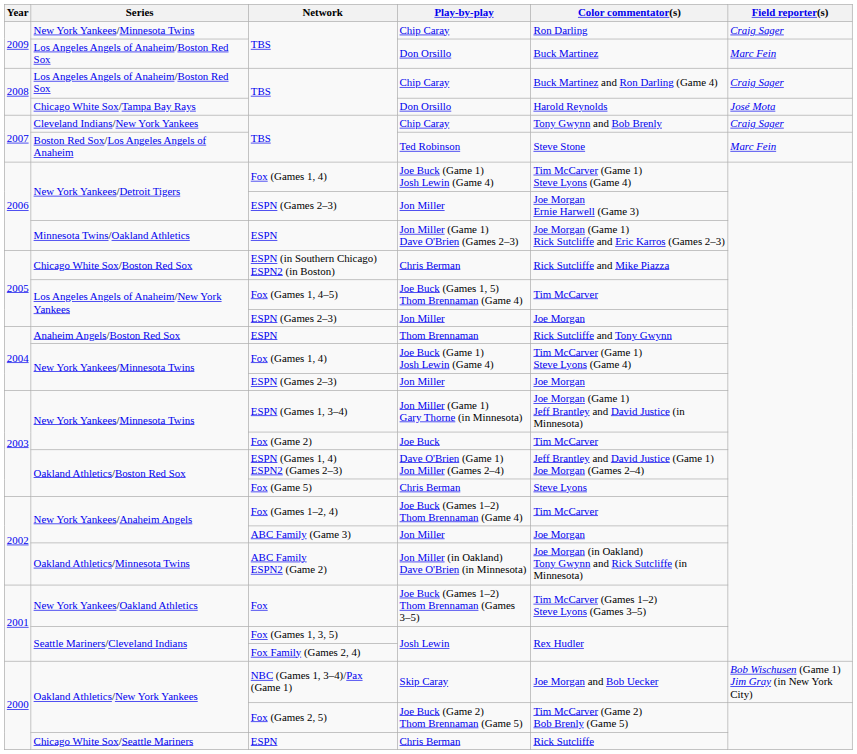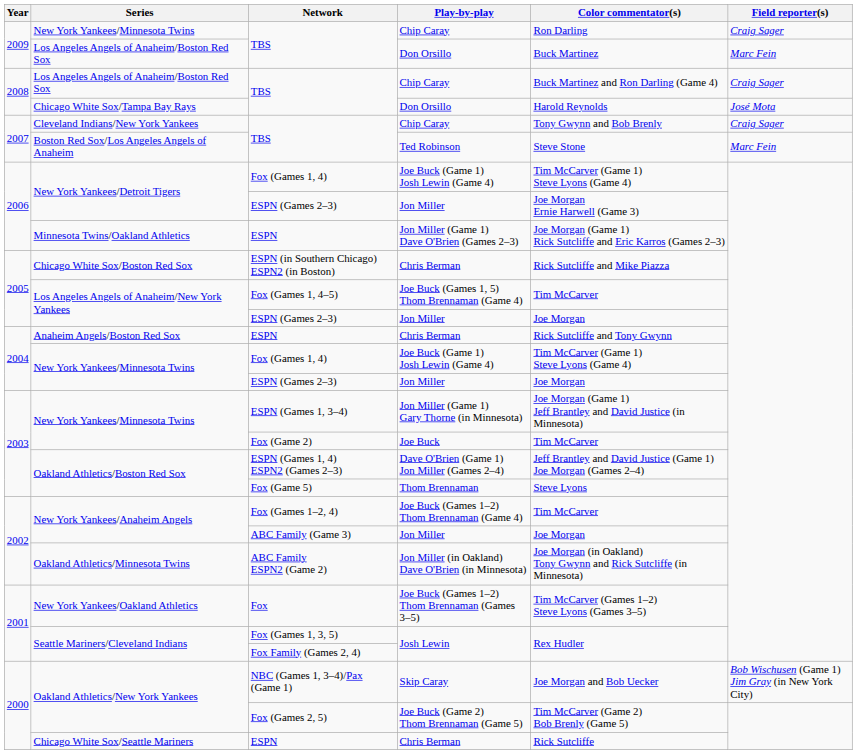(439, 335) Thom Brennaman -> (430, 335) Chris Berman
(430, 487) Chris Berman -> (439, 487) Thom Brennaman
